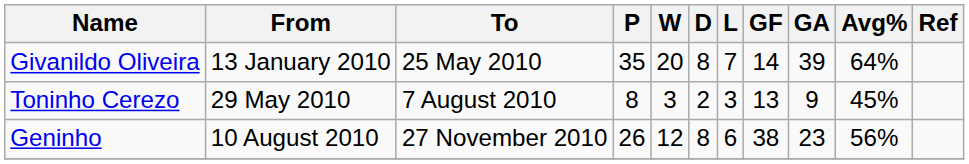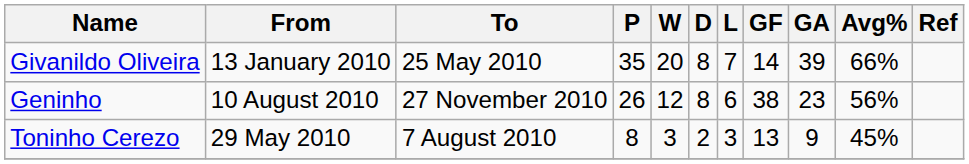(874, 61) 64% -> (874, 61) 66%
rows swapped: (95, 100) <-> (56, 138)
